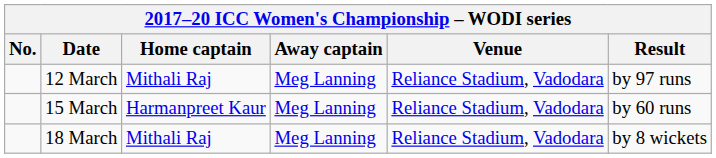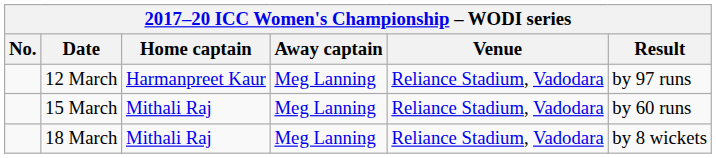(169, 78) Mithali Raj -> (196, 78) Harmanpreet Kaur
(196, 108) Harmanpreet Kaur -> (169, 108) Mithali Raj
